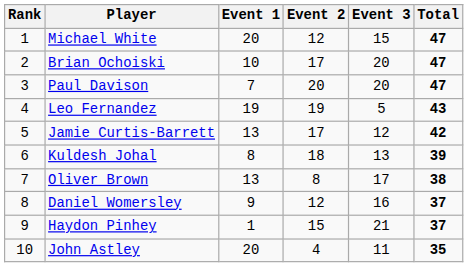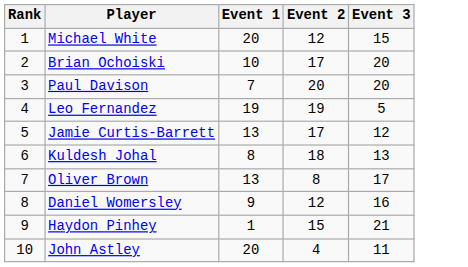- column: (438, 16)
